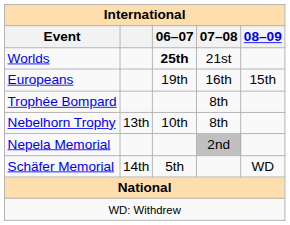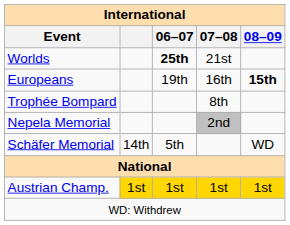(263, 79) normal -> (263, 79) bold
- row: (62, 123)
+ row: (58, 187)
